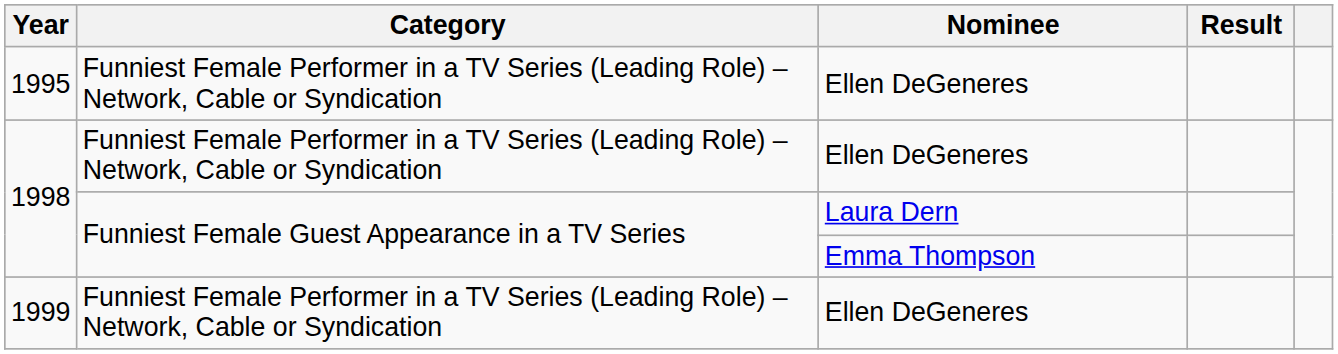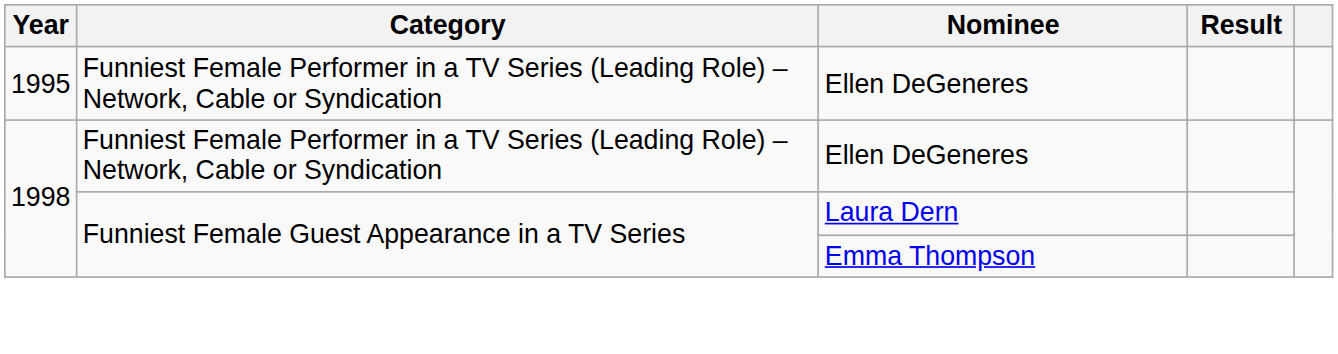- row: (41, 312)
